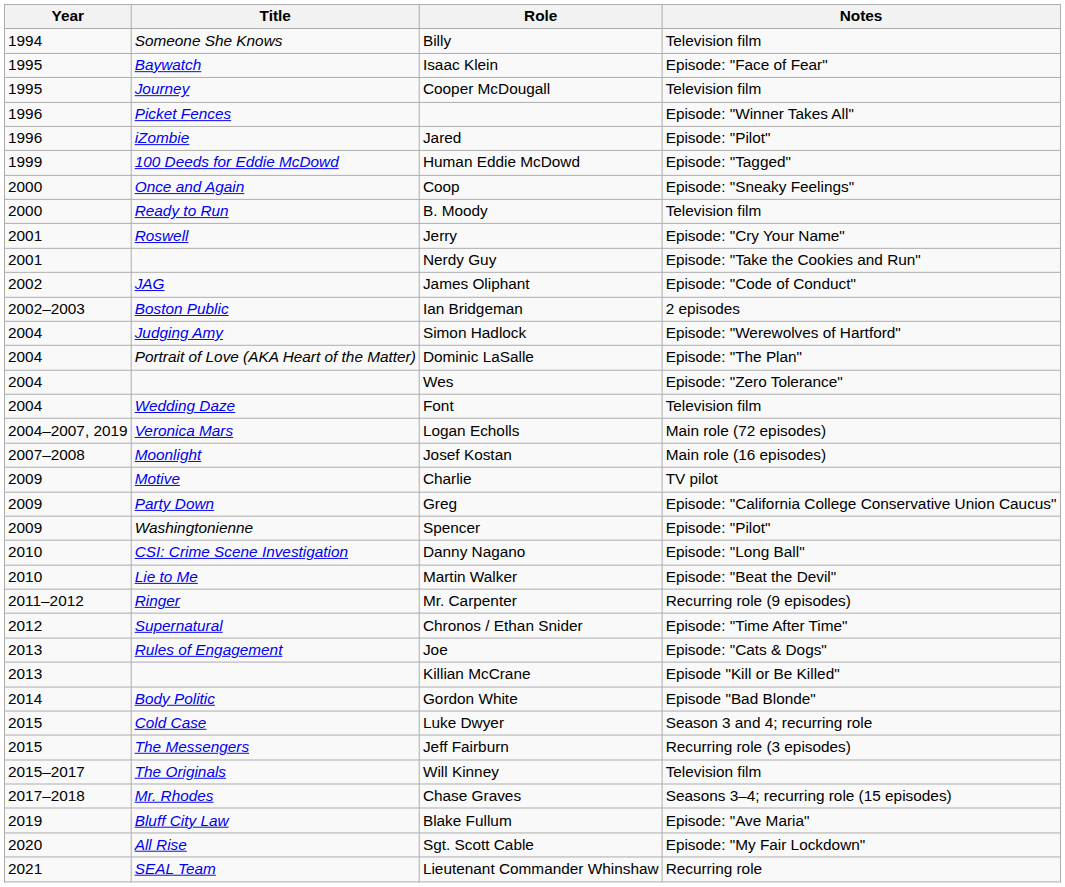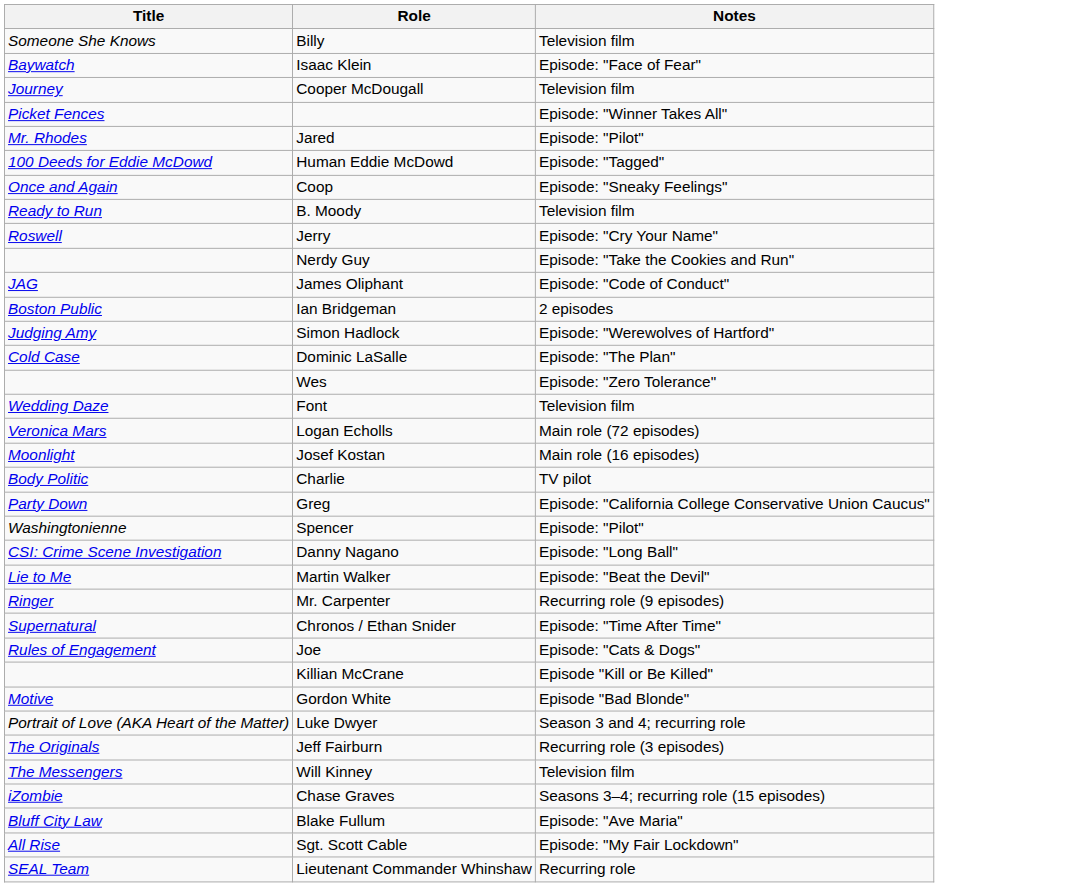- column: (68, 16)
(162, 138) iZombie -> (47, 138) Mr. Rhodes
(275, 357) Portrait of Love (AKA Heart of the Matter) -> (44, 357) Cold Case
(157, 479) Motive -> (48, 479) Body Politic
(175, 698) Body Politic -> (31, 698) Motive
(171, 723) Cold Case -> (149, 723) Portrait of Love (AKA Heart of the Matter)
(192, 747) The Messengers -> (54, 747) The Originals
(180, 771) The Originals -> (65, 771) The Messengers
(174, 796) Mr. Rhodes -> (35, 796) iZombie
